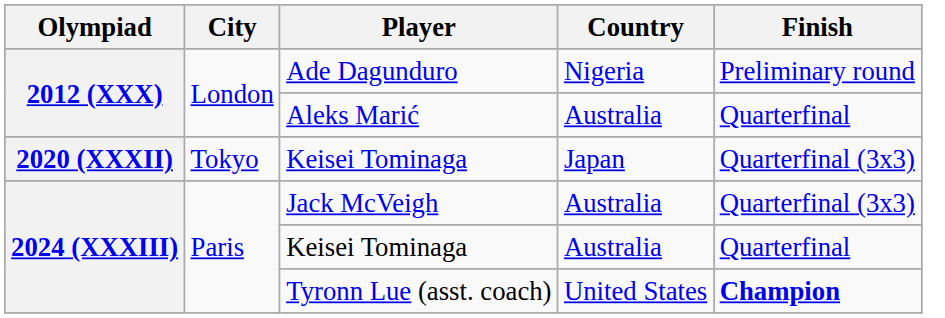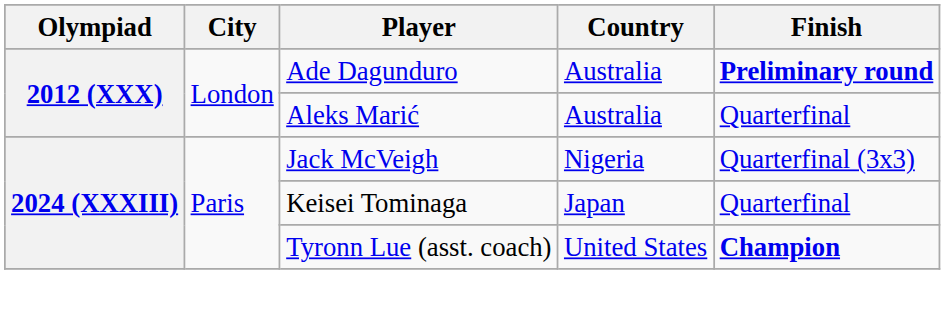(604, 70) Nigeria -> (613, 70) Australia
(817, 70) normal -> (826, 70) bold
- row: (95, 159)
(613, 203) Australia -> (604, 159) Nigeria
(613, 247) Australia -> (594, 203) Japan
